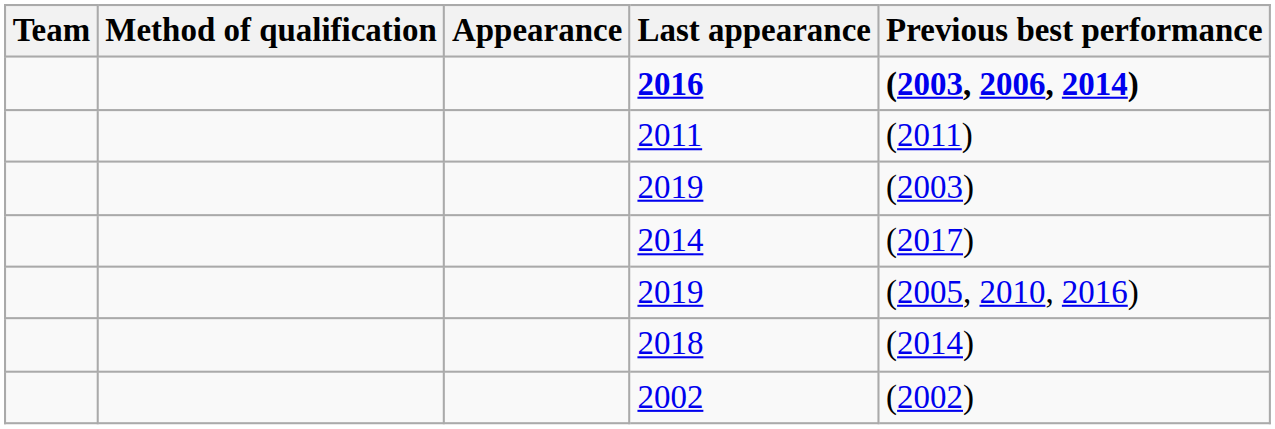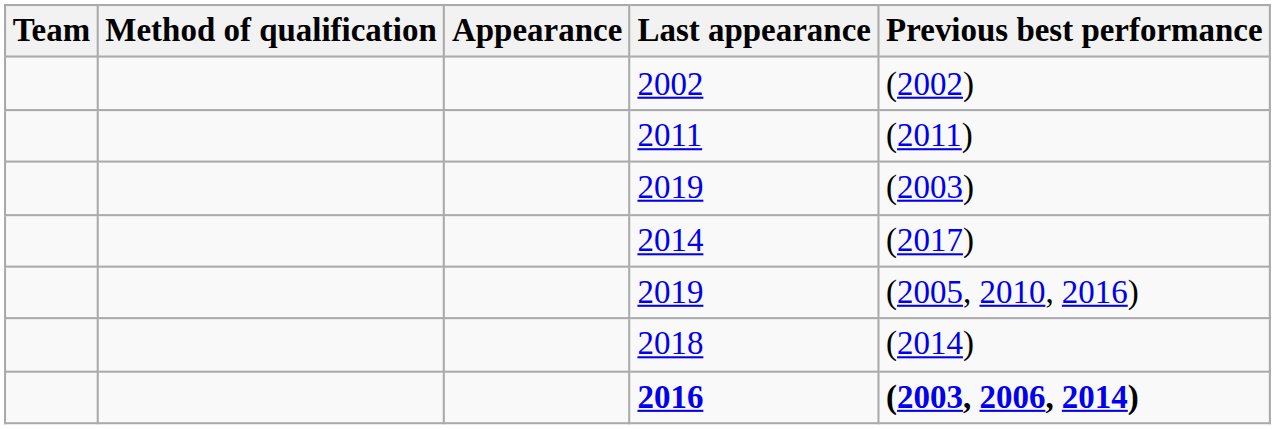rows swapped: (51, 397) <-> (51, 83)
